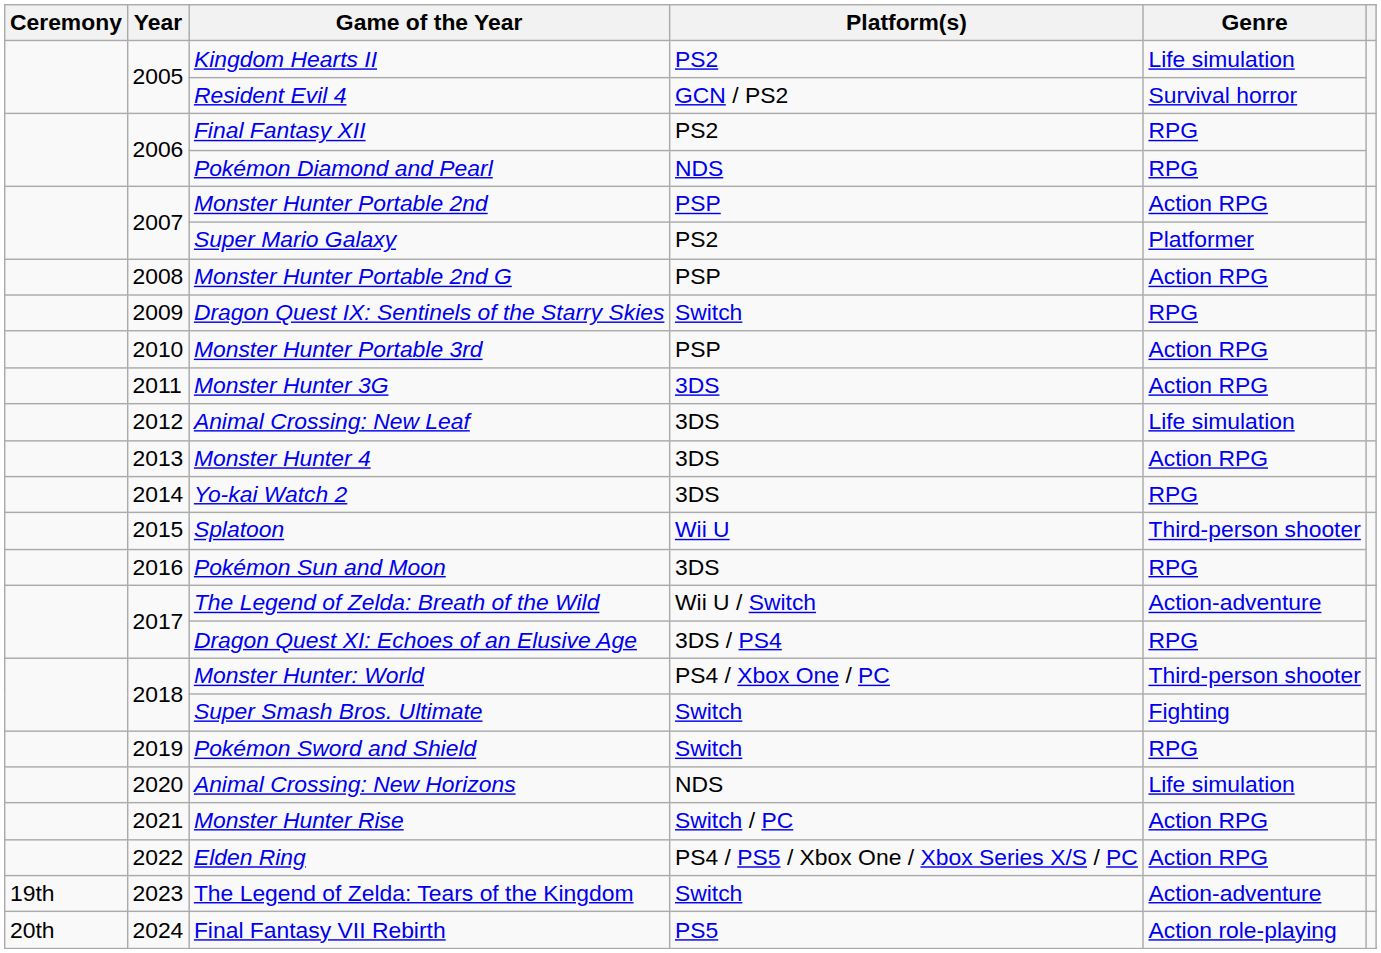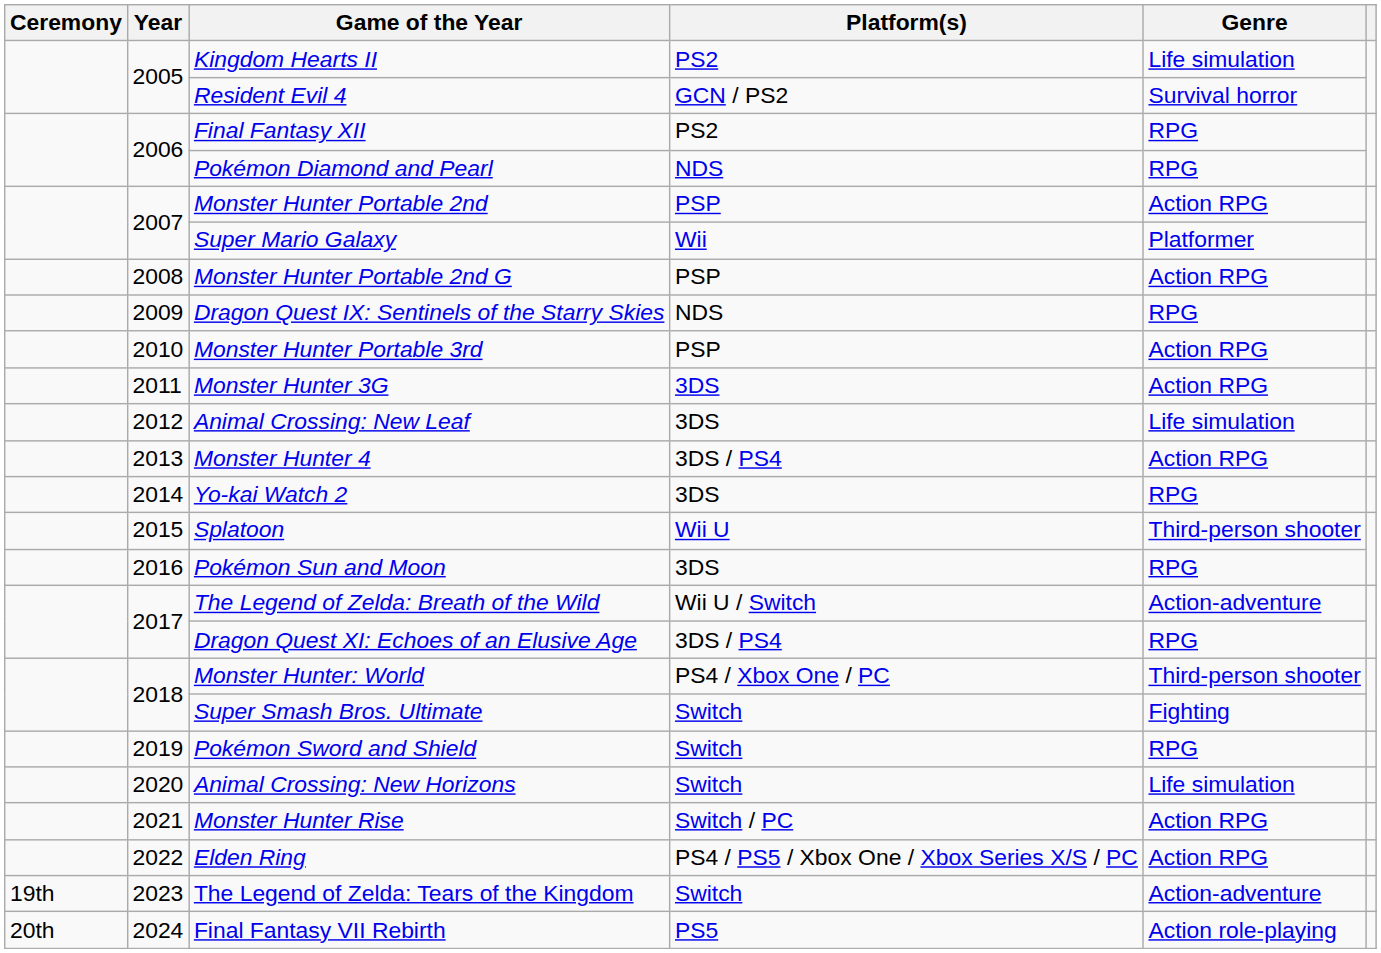(697, 240) PS2 -> (691, 240) Wii
(709, 312) Switch -> (699, 312) NDS
(697, 458) 3DS -> (728, 458) 3DS / PS4
(699, 784) NDS -> (709, 784) Switch
